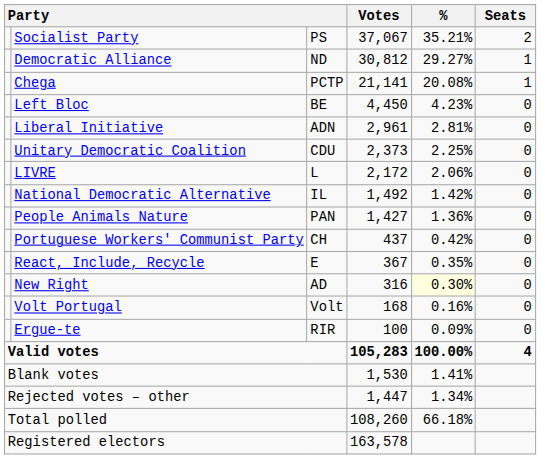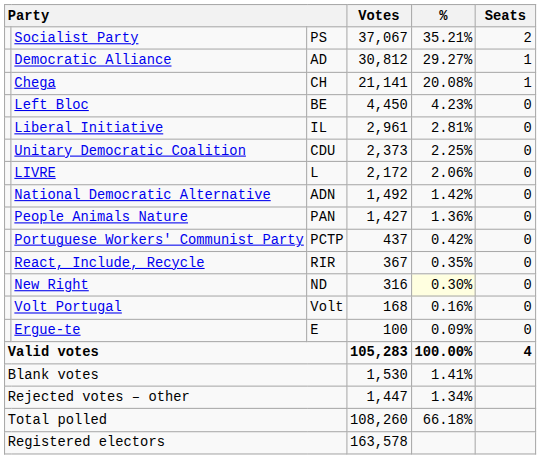(319, 61) ND -> (319, 61) AD
(327, 83) PCTP -> (319, 83) CH
(323, 128) ADN -> (319, 128) IL
(319, 195) IL -> (323, 195) ADN
(319, 240) CH -> (327, 240) PCTP
(314, 263) E -> (323, 263) RIR
(319, 285) AD -> (319, 285) ND
(323, 330) RIR -> (314, 330) E
